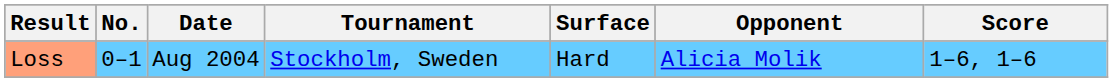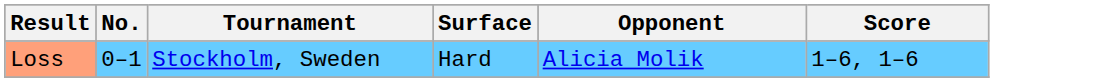- column: (206, 23)
